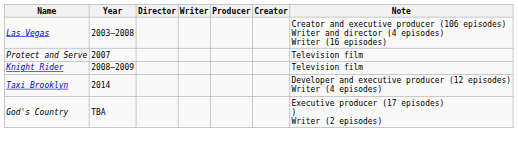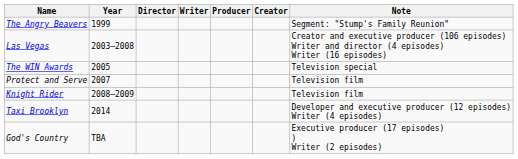+ row: (47, 24)
+ row: (40, 68)
